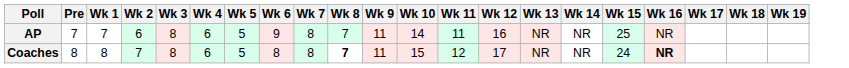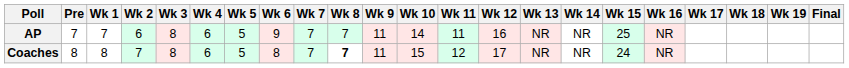+ column: (826, 14)
(311, 33) 8 -> (311, 33) 7
(311, 53) 8 -> (311, 53) 7
(665, 53) bold -> (665, 53) normal
